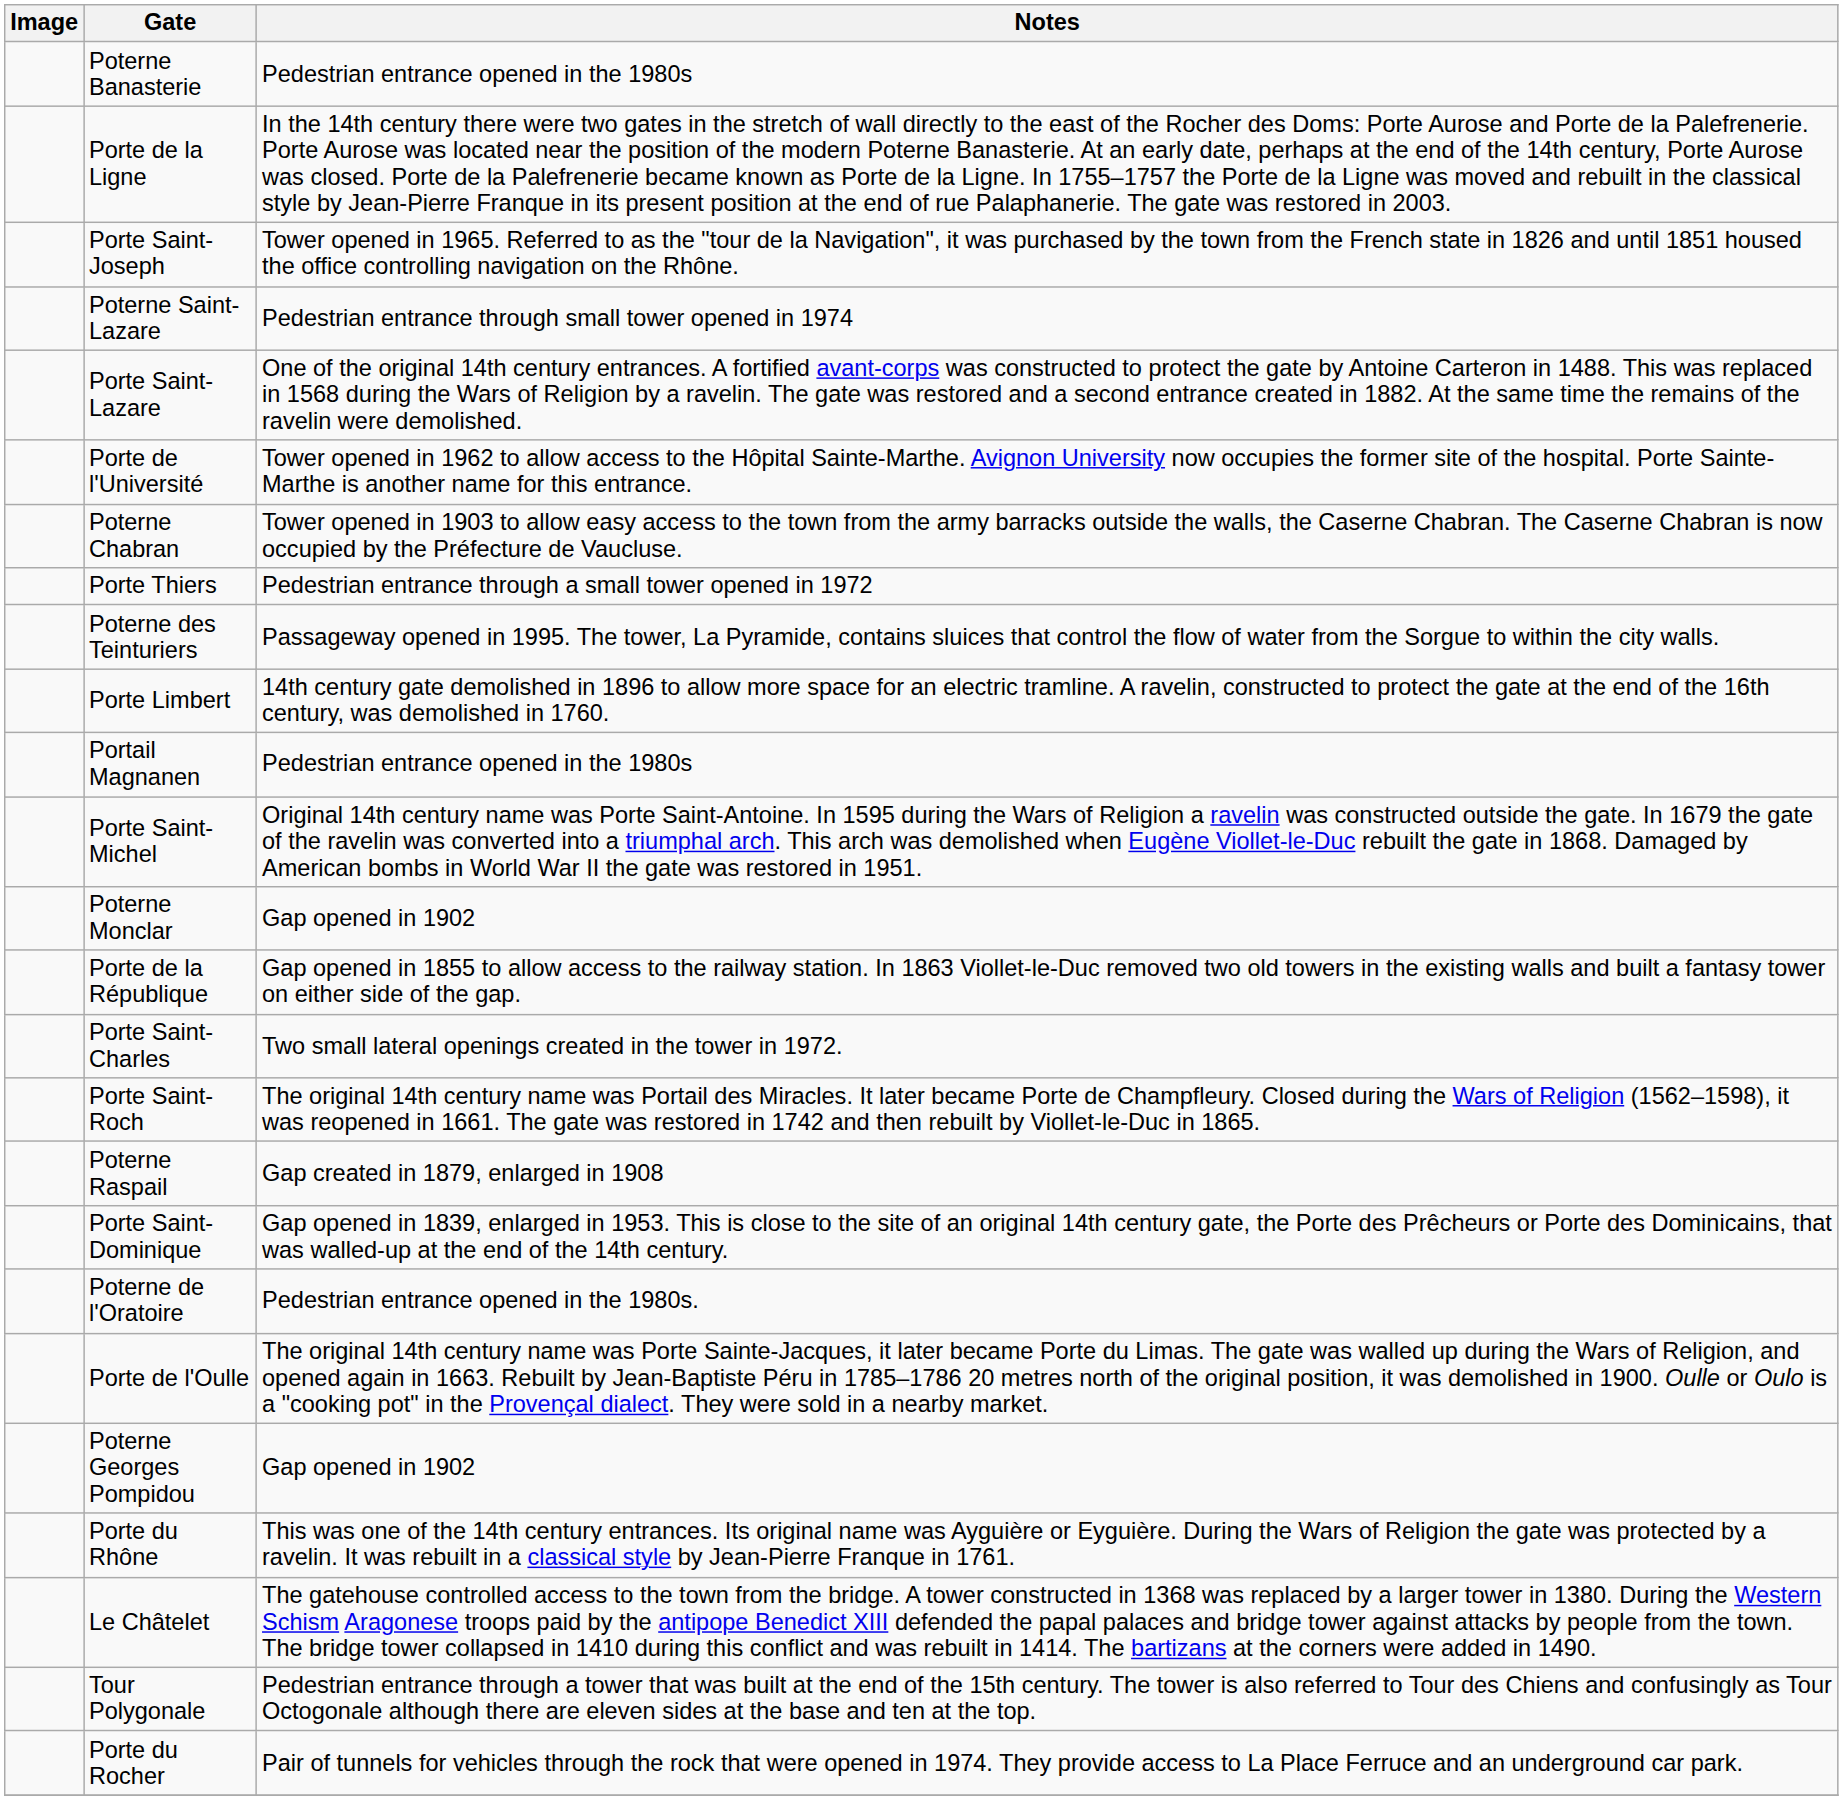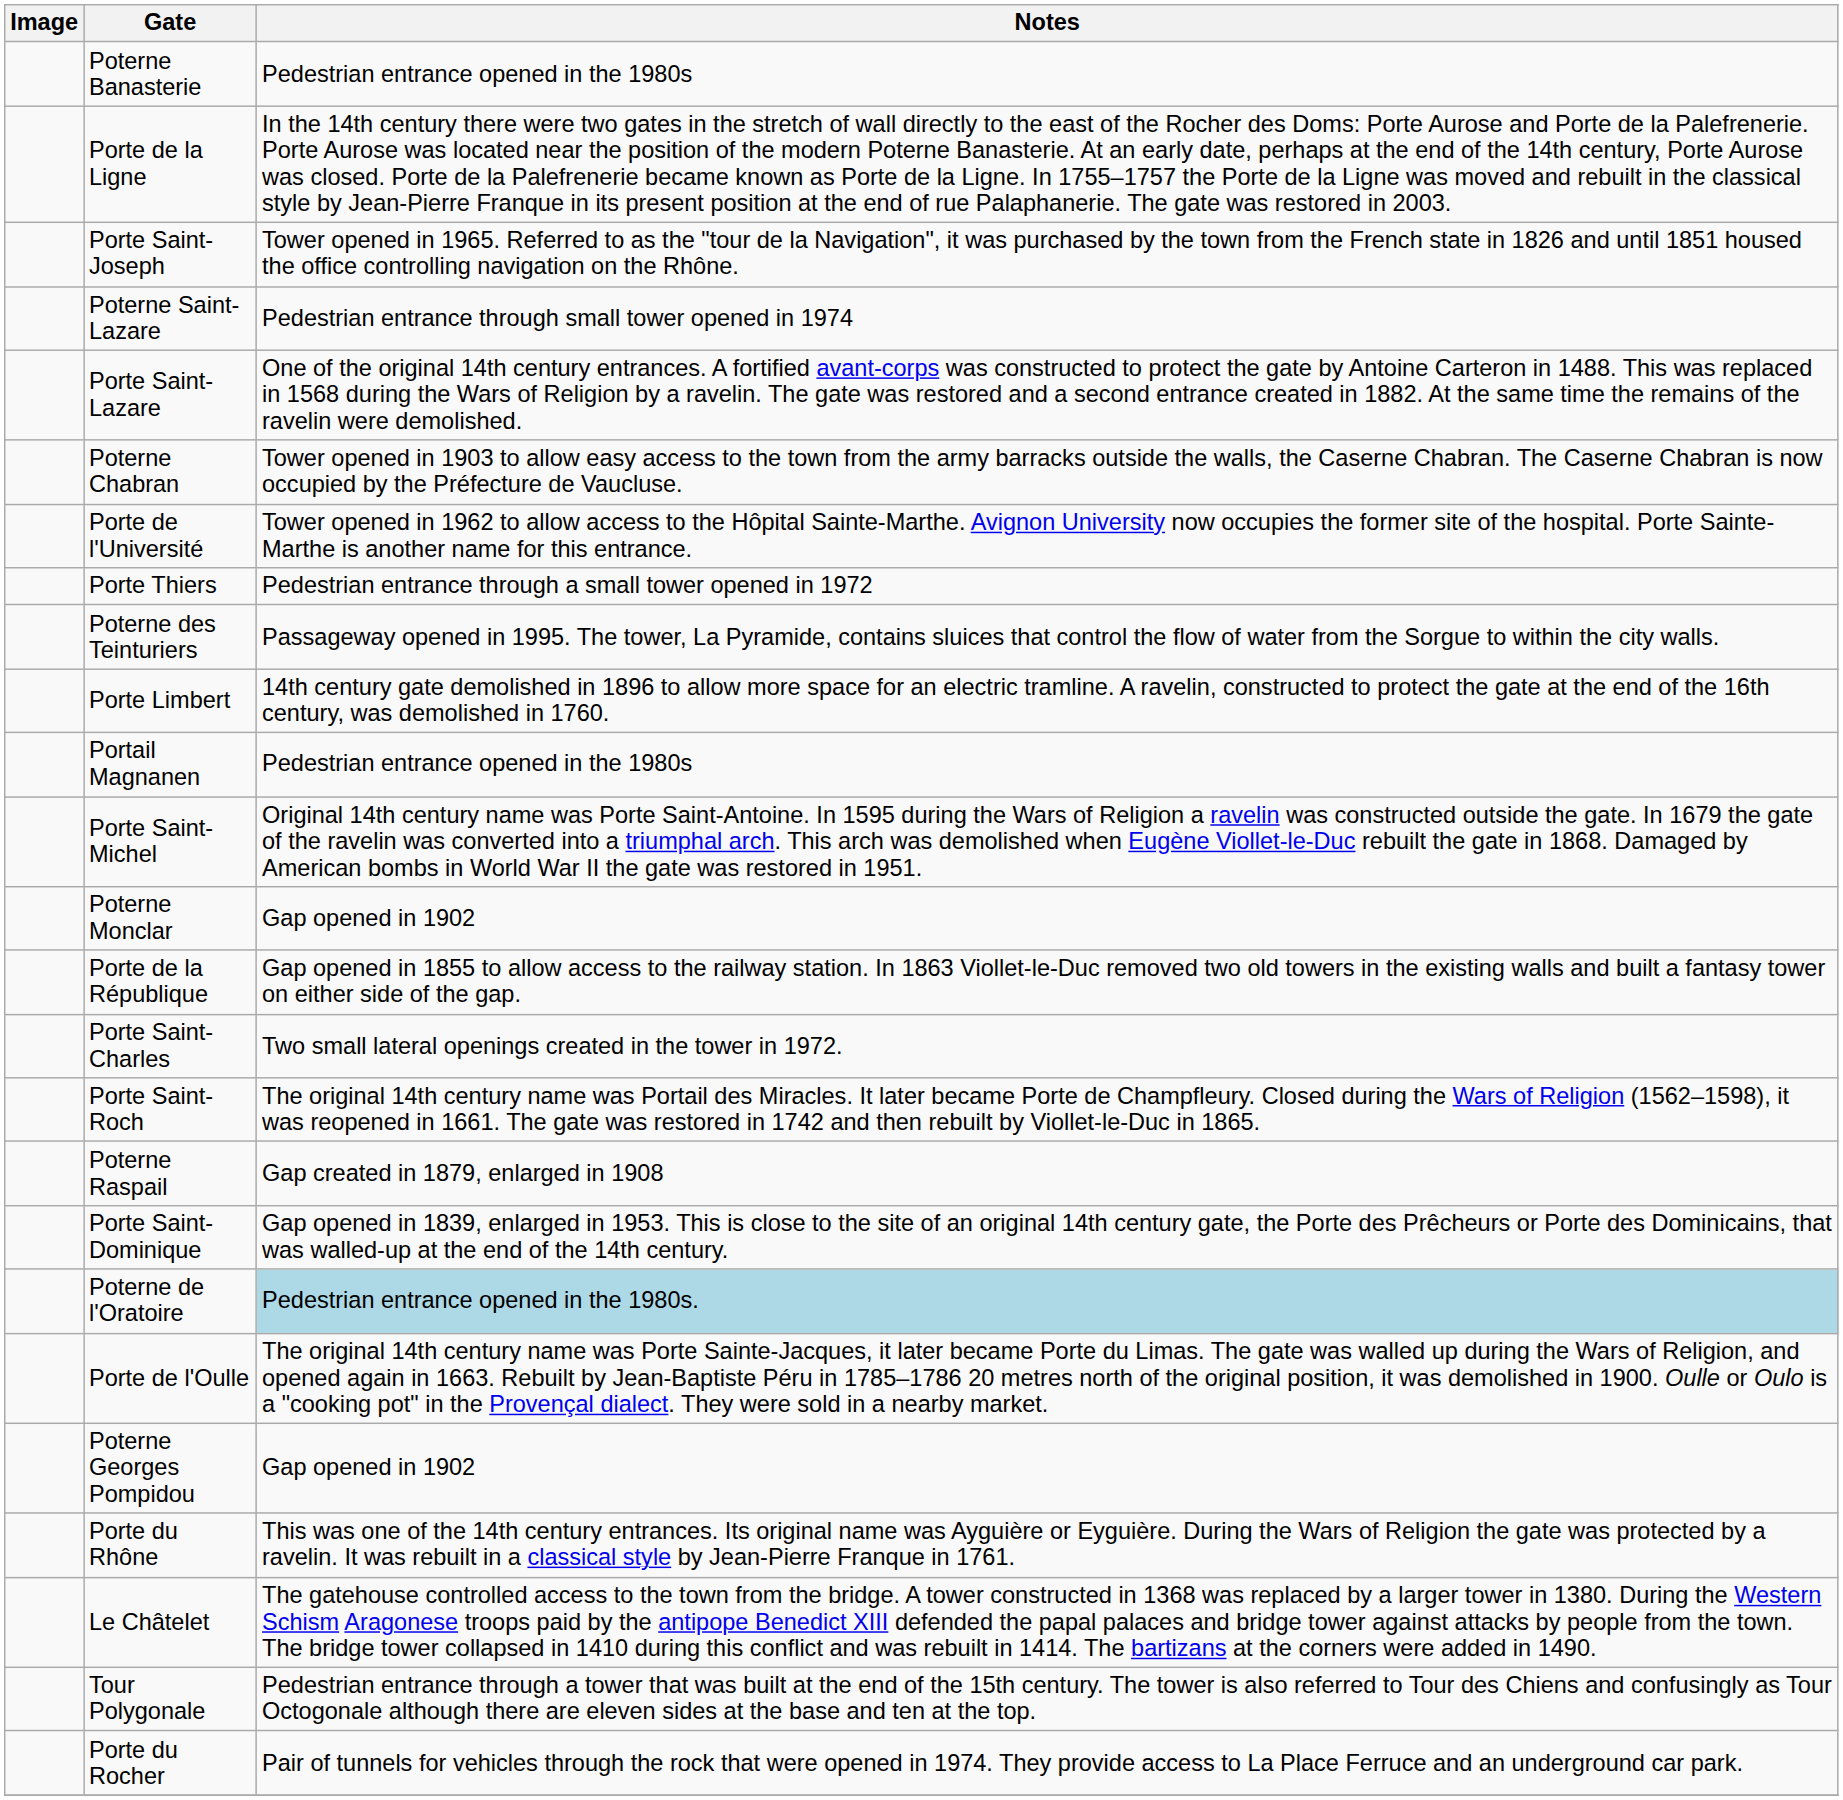rows swapped: (146, 471) <-> (134, 535)
(480, 1300) no background -> (480, 1300) lightblue background
